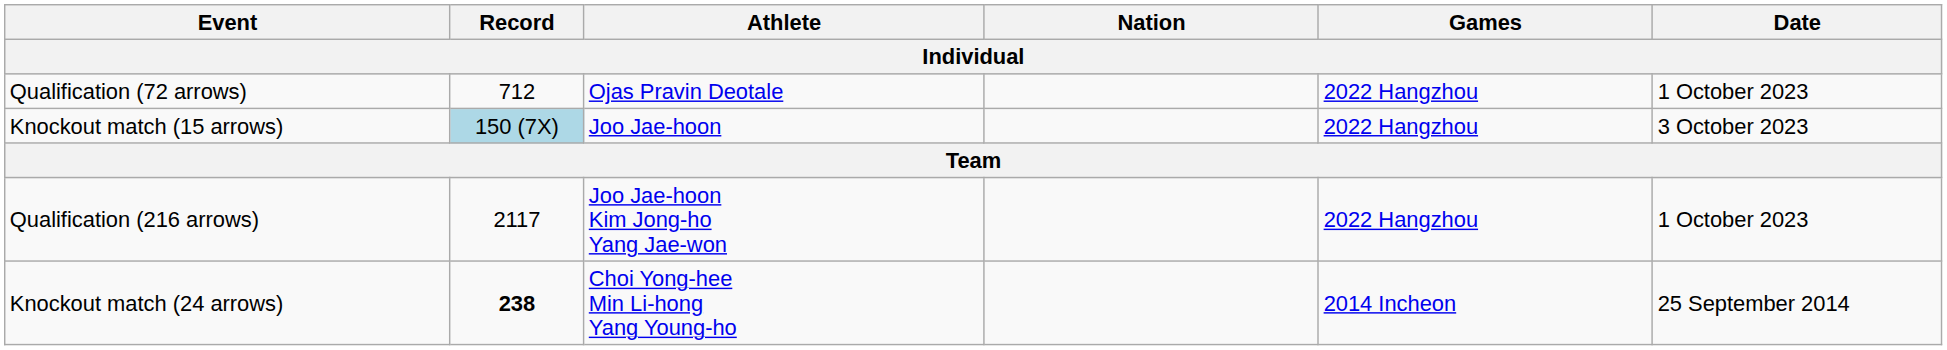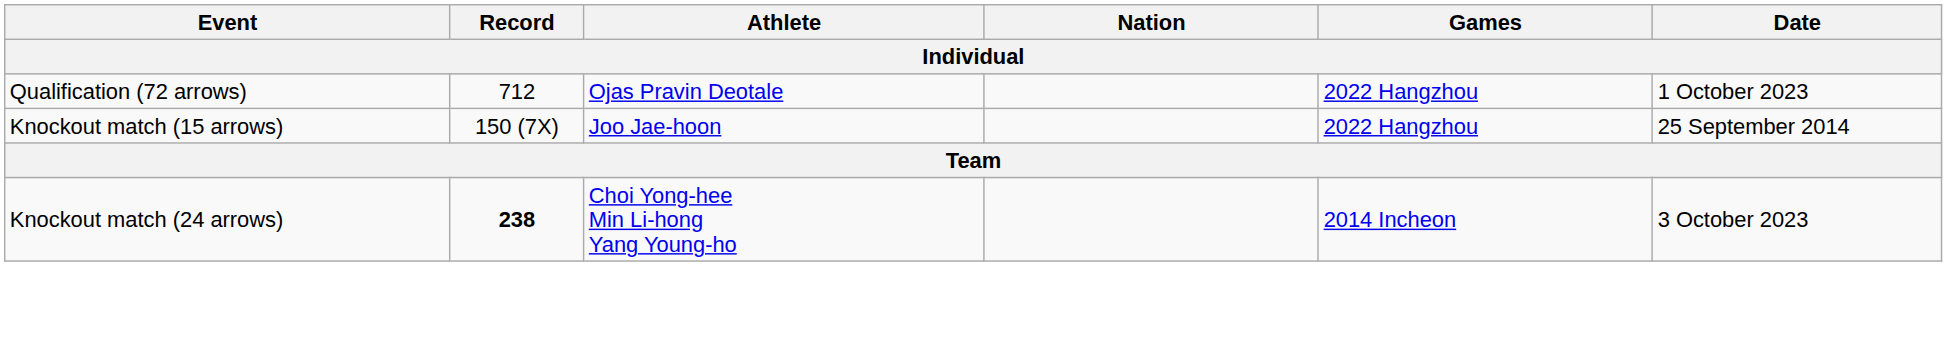(517, 126) lightblue background -> (517, 126) no background
(1733, 126) 3 October 2023 -> (1754, 126) 25 September 2014
- row: (134, 220)
(1754, 304) 25 September 2014 -> (1733, 220) 3 October 2023
